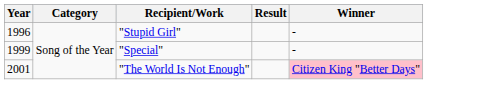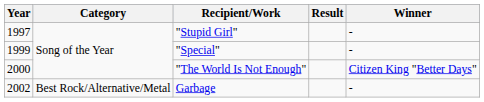(19, 32) 1996 -> (19, 32) 1997
(19, 69) 2001 -> (19, 69) 2000
(356, 69) pink background -> (413, 69) no background
+ row: (196, 87)
